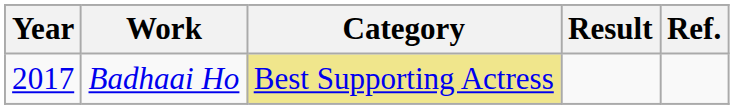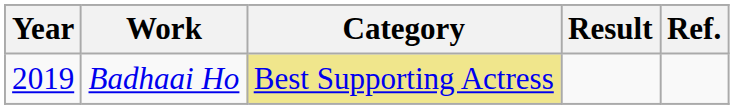(43, 78) 2017 -> (43, 78) 2019
